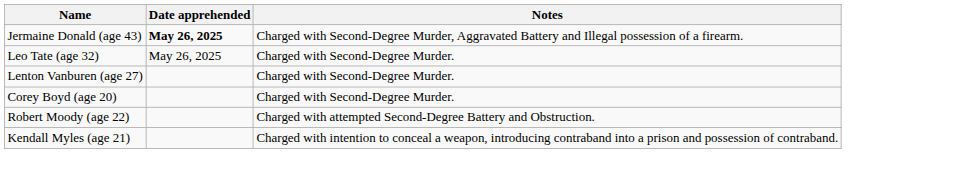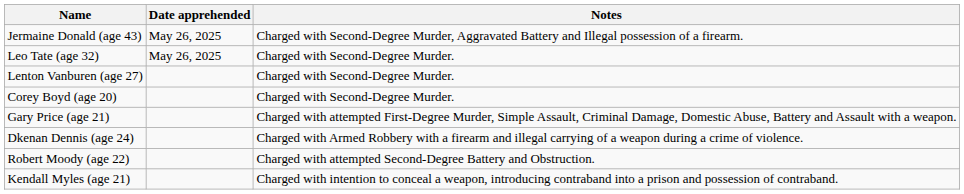(186, 35) bold -> (185, 35) normal
+ row: (58, 117)
+ row: (71, 138)
